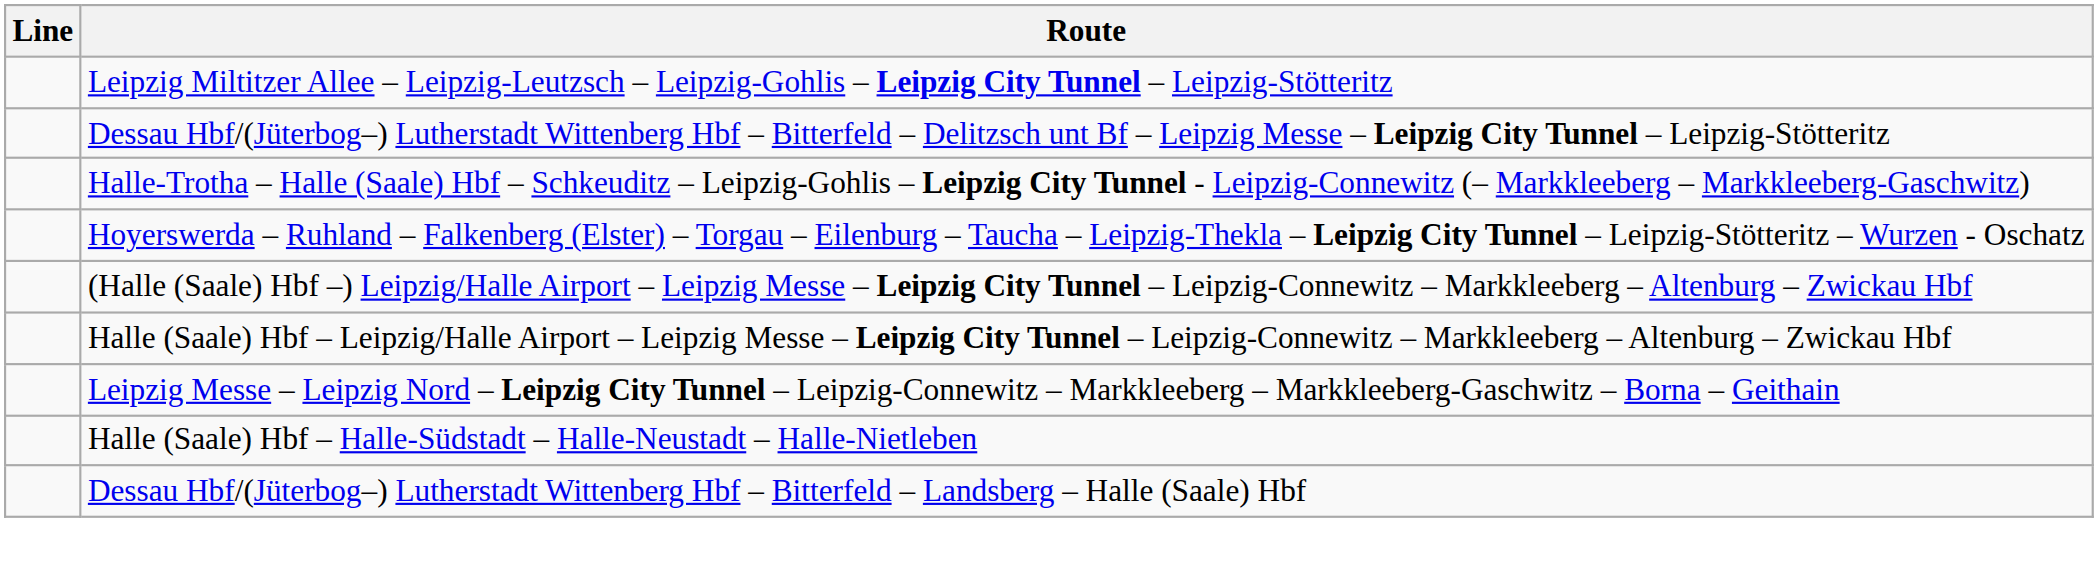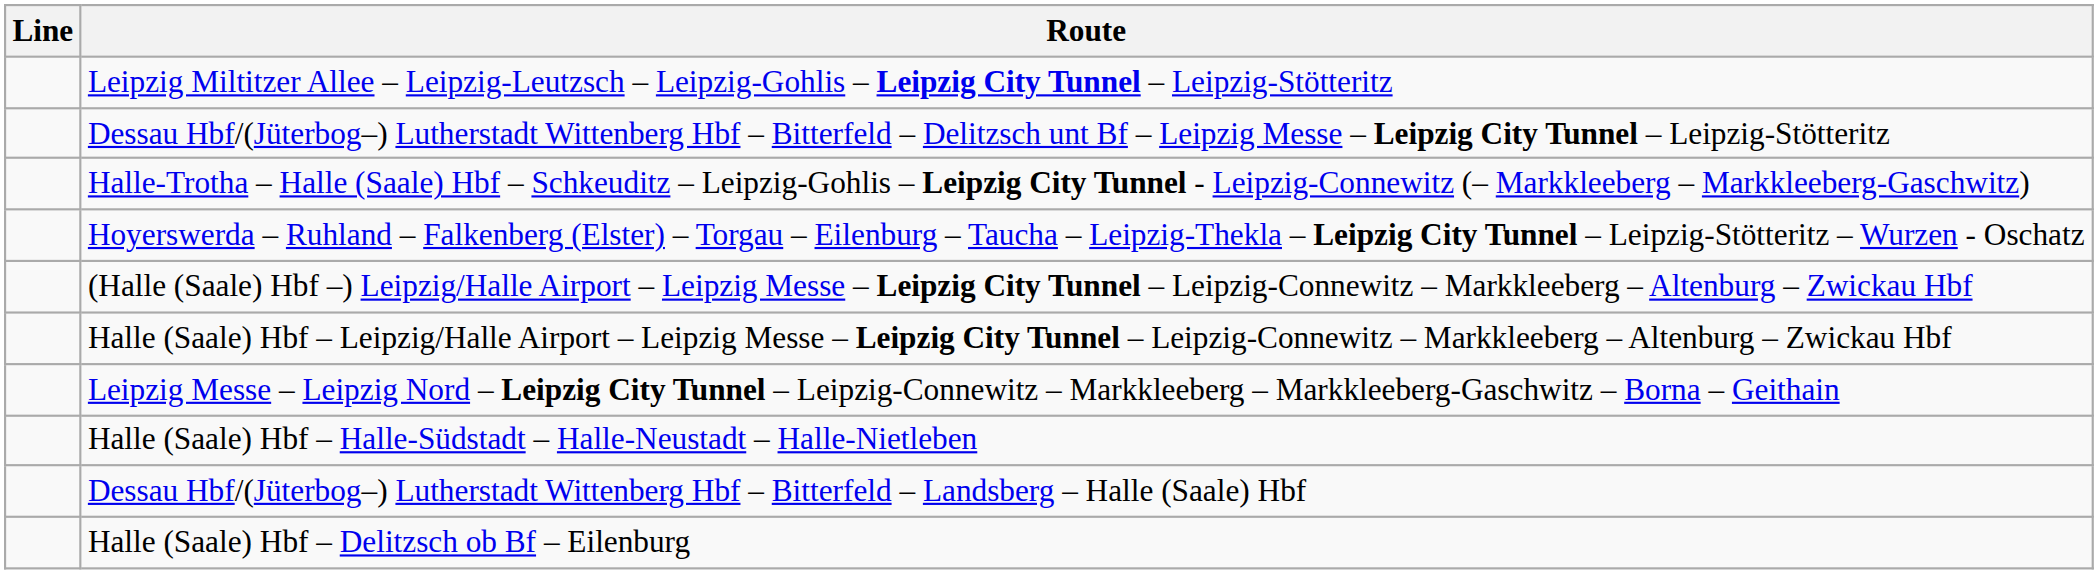+ row: (389, 541)
